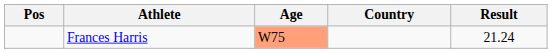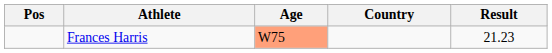(499, 37) 21.24 -> (499, 37) 21.23
